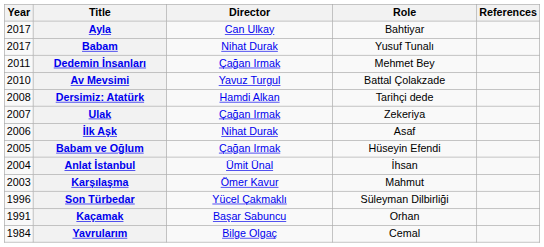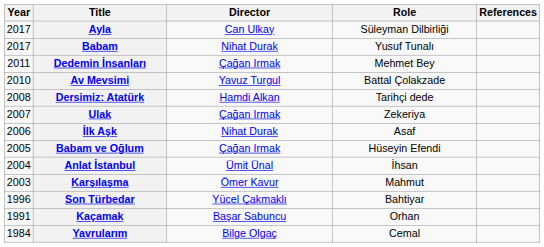(405, 30) Bahtiyar -> (405, 30) Süleyman Dilbirliği
(405, 200) Süleyman Dilbirliği -> (405, 200) Bahtiyar
